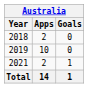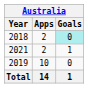(70, 37) no background -> (70, 37) paleturquoise background
rows swapped: (18, 50) <-> (18, 63)
